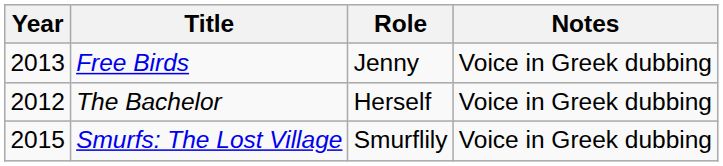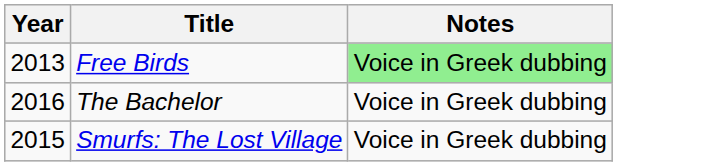- column: (401, 23)
(585, 62) no background -> (480, 62) lightgreen background
(38, 101) 2012 -> (38, 101) 2016
